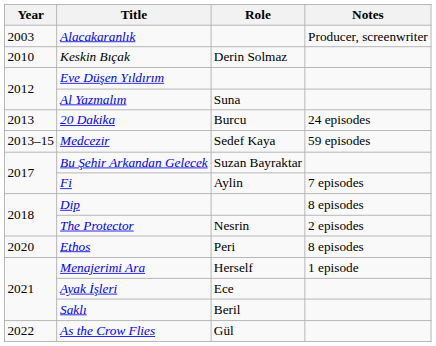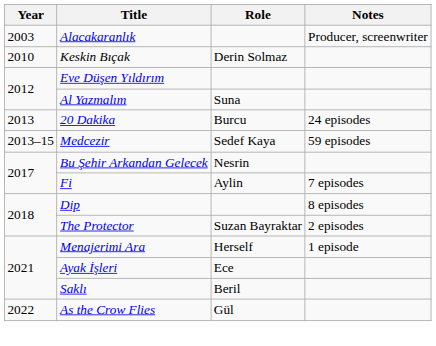(258, 162) Suzan Bayraktar -> (232, 162) Nesrin
(232, 225) Nesrin -> (258, 225) Suzan Bayraktar
- row: (75, 246)
